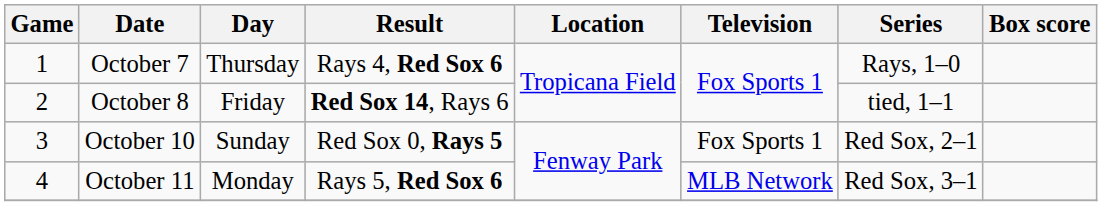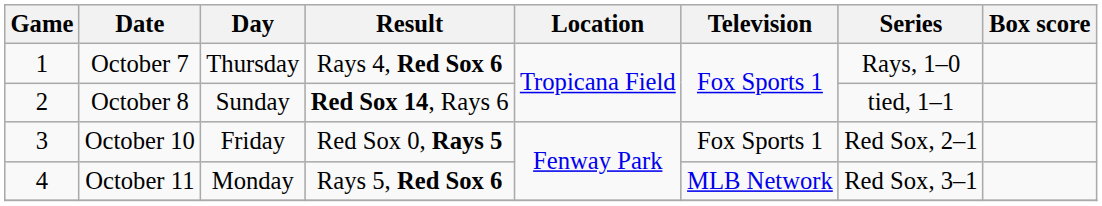(253, 102) Friday -> (253, 102) Sunday
(253, 141) Sunday -> (253, 141) Friday
